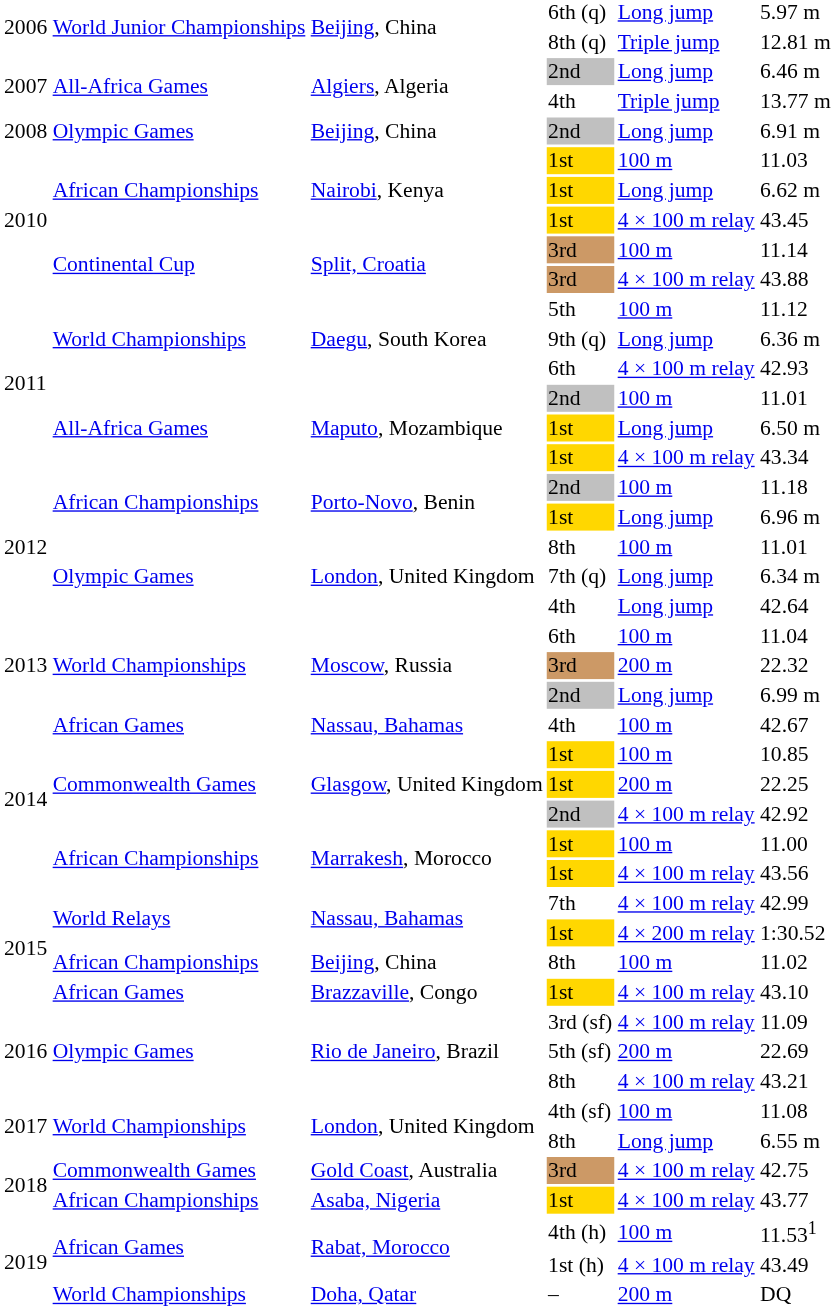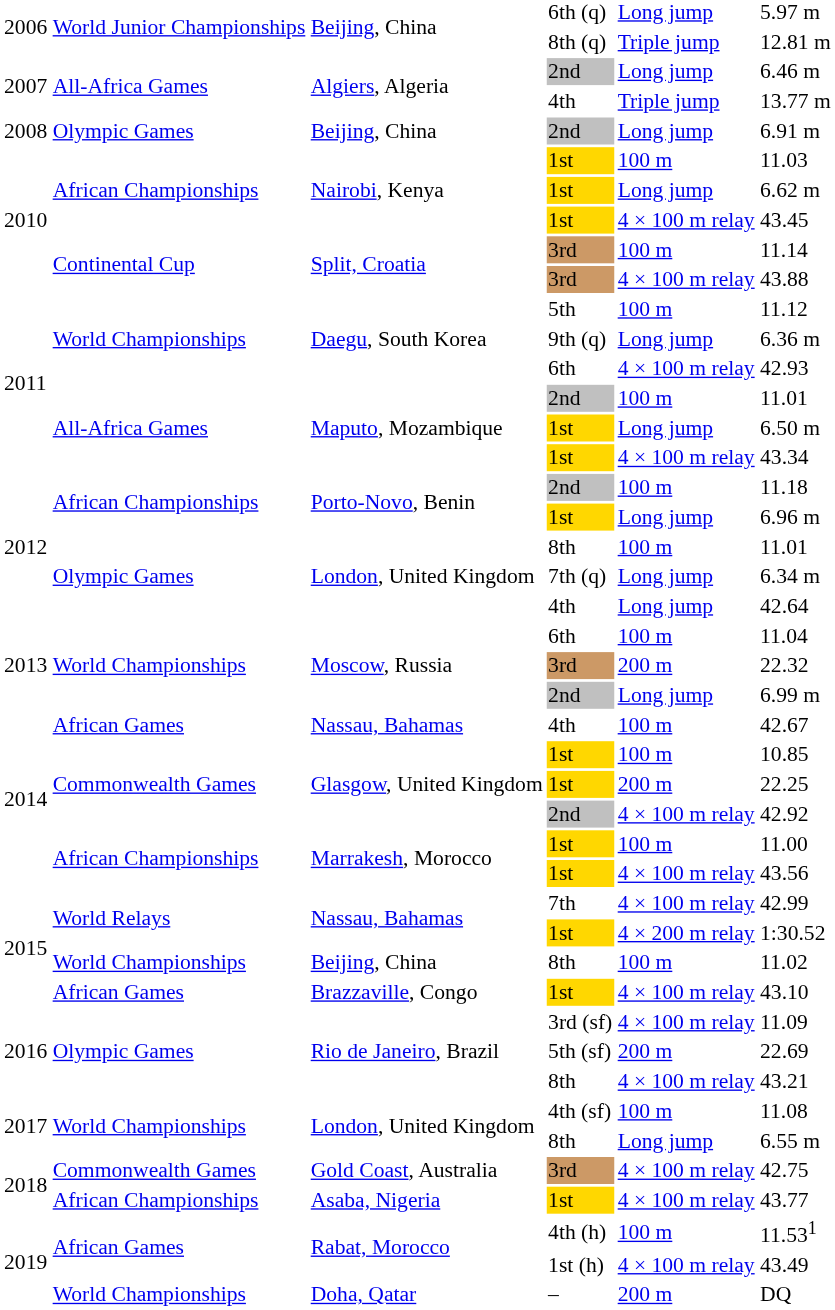(156, 962) African Championships -> (149, 962) World Championships
